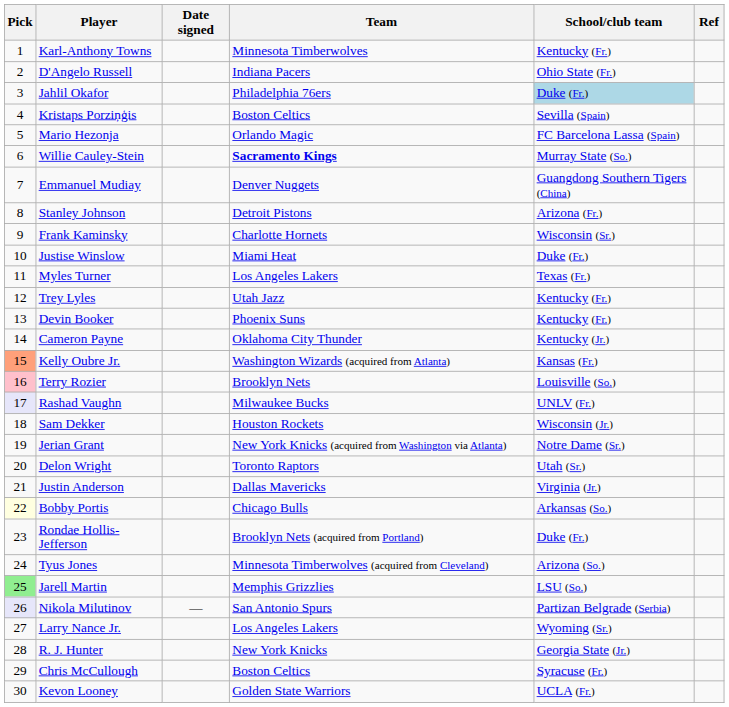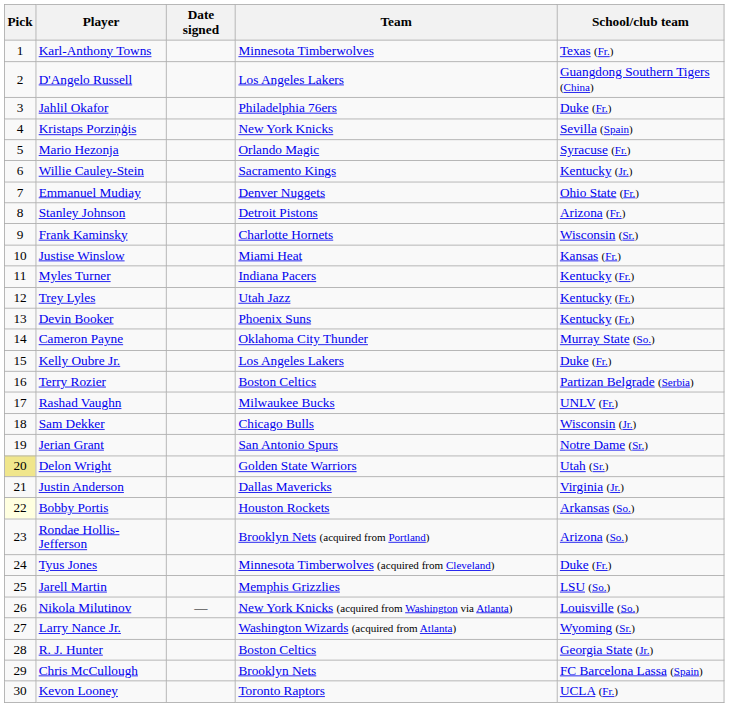- column: (709, 22)
(574, 51) Kentucky (Fr.) -> (587, 51) Texas (Fr.)
(271, 72) Indiana Pacers -> (291, 79) Los Angeles Lakers
(576, 72) Ohio State (Fr.) -> (635, 79) Guangdong Southern Tigers (China)
(562, 93) lightblue background -> (586, 108) no background
(271, 114) Boston Celtics -> (286, 129) New York Knicks
(608, 135) FC Barcelona Lassa (Spain) -> (595, 150) Syracuse (Fr.)
(285, 156) bold -> (287, 171) normal
(584, 156) Murray State (So.) -> (596, 171) Kentucky (Jr.)
(612, 184) Guangdong Southern Tigers (China) -> (599, 192) Ohio State (Fr.)
(562, 255) Duke (Fr.) -> (590, 255) Kansas (Fr.)
(285, 276) Los Angeles Lakers -> (277, 276) Indiana Pacers
(563, 276) Texas (Fr.) -> (597, 276) Kentucky (Fr.)
(573, 339) Kentucky (Jr.) -> (607, 339) Murray State (So.)
(20, 360) lightsalmon background -> (20, 360) no background
(341, 360) Washington Wizards (acquired from Atlanta) -> (291, 360) Los Angeles Lakers
(567, 360) Kansas (Fr.) -> (586, 360) Duke (Fr.)
(20, 381) pink background -> (20, 381) no background
(271, 381) Brooklyn Nets -> (277, 381) Boston Celtics
(576, 381) Louisville (So.) -> (627, 381) Partizan Belgrade (Serbia)
(20, 402) lavender background -> (20, 402) no background
(278, 424) Houston Rockets -> (276, 424) Chicago Bulls
(369, 445) New York Knicks (acquired from Washington via Atlanta) -> (288, 445) San Antonio Spurs
(20, 466) no background -> (20, 466) khaki background
(276, 466) Toronto Raptors -> (298, 466) Golden State Warriors
(270, 508) Chicago Bulls -> (284, 508) Houston Rockets
(562, 536) Duke (Fr.) -> (594, 536) Arizona (So.)
(571, 565) Arizona (So.) -> (586, 565) Duke (Fr.)
(20, 586) lightgreen background -> (20, 586) no background
(20, 607) lavender background -> (20, 607) no background
(282, 607) San Antonio Spurs -> (375, 607) New York Knicks (acquired from Washington via Atlanta)
(604, 607) Partizan Belgrade (Serbia) -> (599, 607) Louisville (So.)
(285, 628) Los Angeles Lakers -> (347, 628) Washington Wizards (acquired from Atlanta)
(280, 649) New York Knicks -> (277, 649) Boston Celtics
(271, 670) Boston Celtics -> (277, 670) Brooklyn Nets
(572, 670) Syracuse (Fr.) -> (631, 670) FC Barcelona Lassa (Spain)
(291, 691) Golden State Warriors -> (282, 691) Toronto Raptors
